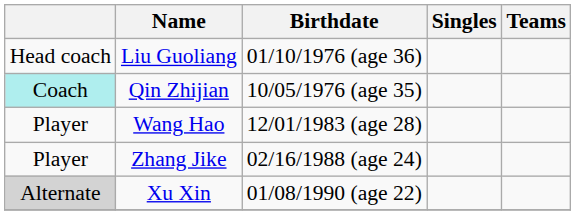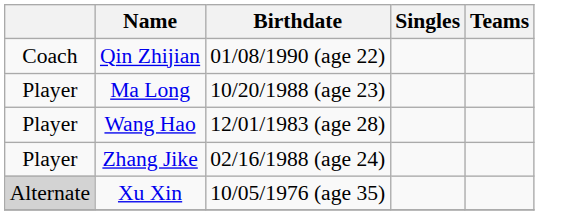- row: (179, 55)
(60, 90) paleturquoise background -> (50, 55) no background
(334, 90) 10/05/1976 (age 35) -> (298, 55) 01/08/1990 (age 22)
+ row: (150, 90)
(334, 192) 01/08/1990 (age 22) -> (298, 192) 10/05/1976 (age 35)
